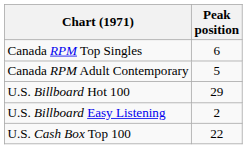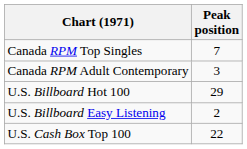(217, 50) 6 -> (217, 50) 7
(217, 71) 5 -> (217, 71) 3
